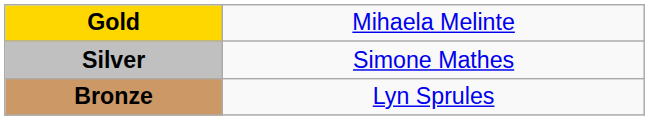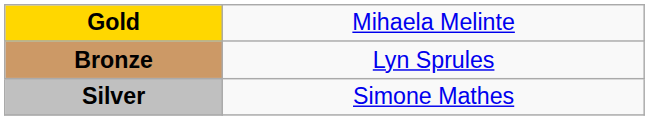rows swapped: (114, 59) <-> (114, 96)
